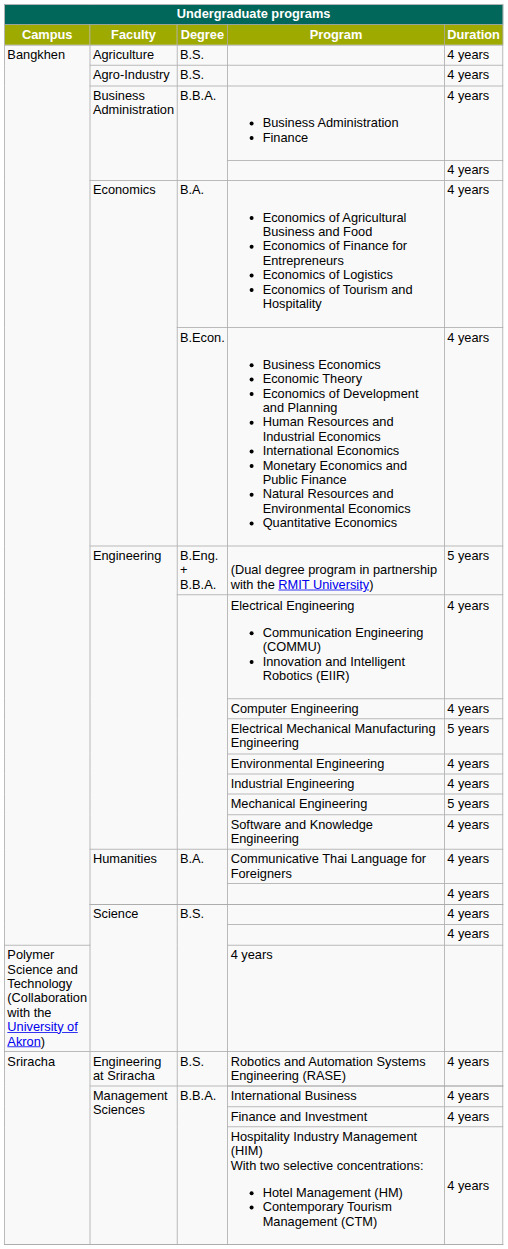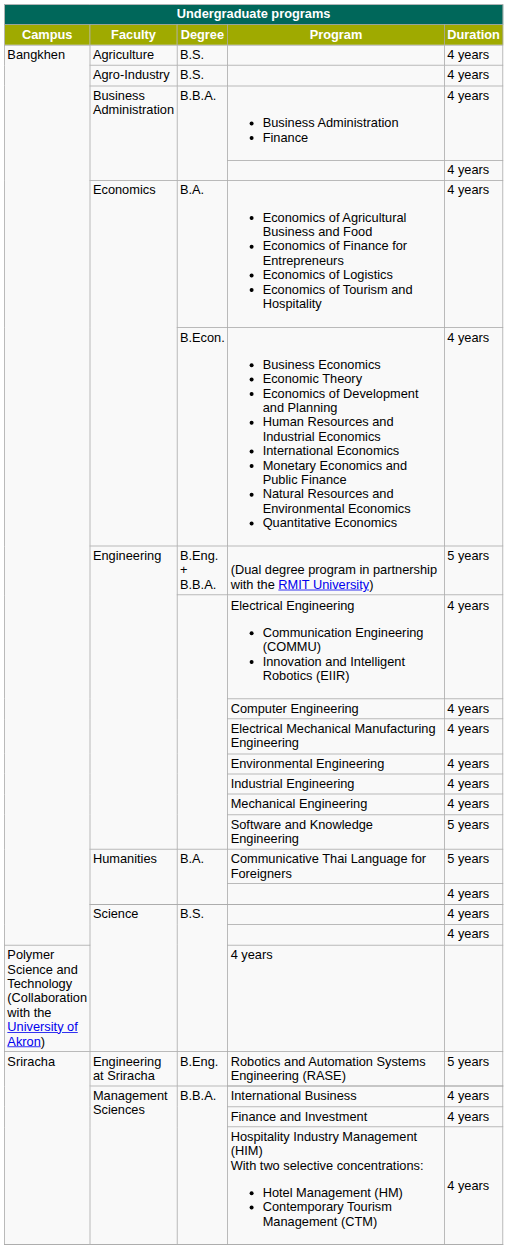(468, 729) 5 years -> (468, 729) 4 years
(468, 804) 5 years -> (468, 804) 4 years
(468, 824) 4 years -> (468, 824) 5 years
(468, 859) 4 years -> (468, 859) 5 years
(192, 1061) B.S. -> (199, 1061) B.Eng.
(468, 1061) 4 years -> (468, 1061) 5 years
